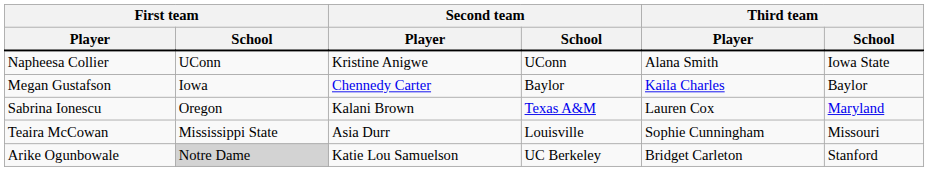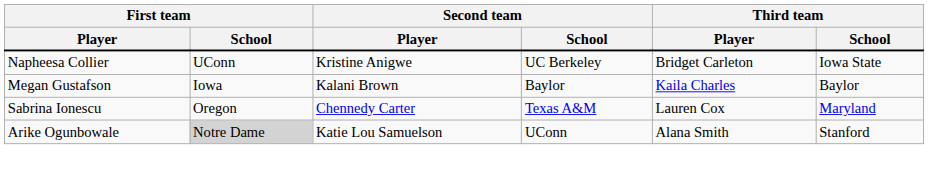(546, 62) UConn -> (563, 62) UC Berkeley
(682, 62) Alana Smith -> (704, 62) Bridget Carleton
(382, 85) Chennedy Carter -> (357, 85) Kalani Brown
(373, 108) Kalani Brown -> (366, 108) Chennedy Carter
- row: (58, 131)
(563, 155) UC Berkeley -> (546, 131) UConn
(694, 155) Bridget Carleton -> (692, 131) Alana Smith
